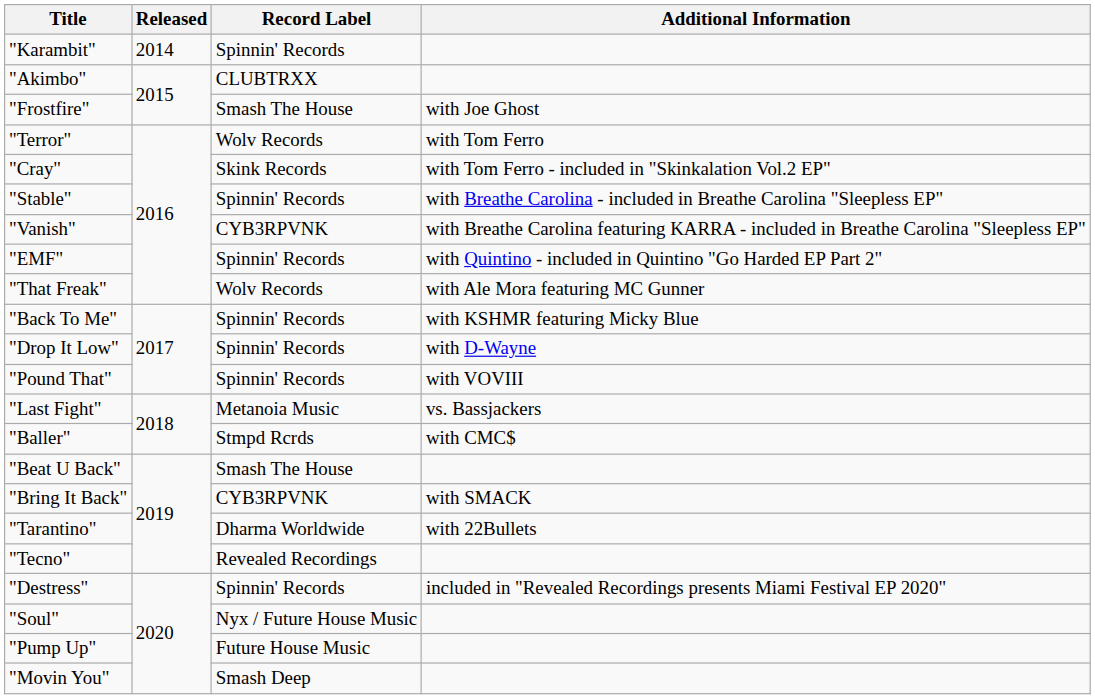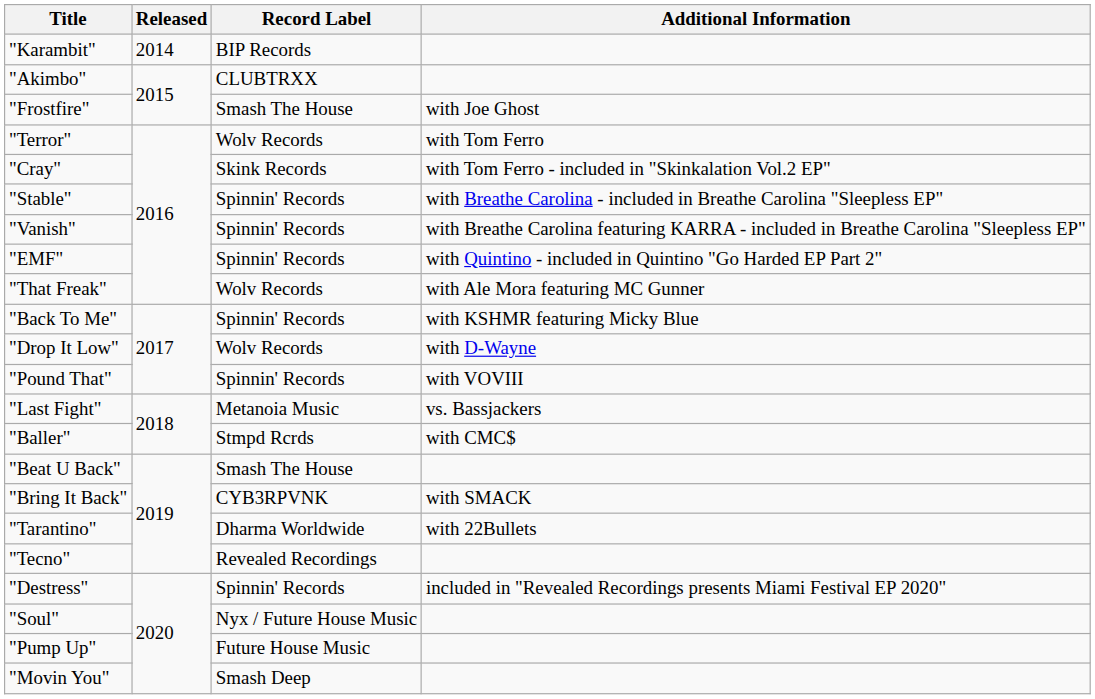(280, 49) Spinnin' Records -> (263, 49) BIP Records
(272, 229) CYB3RPVNK -> (280, 229) Spinnin' Records
(280, 348) Spinnin' Records -> (269, 348) Wolv Records
